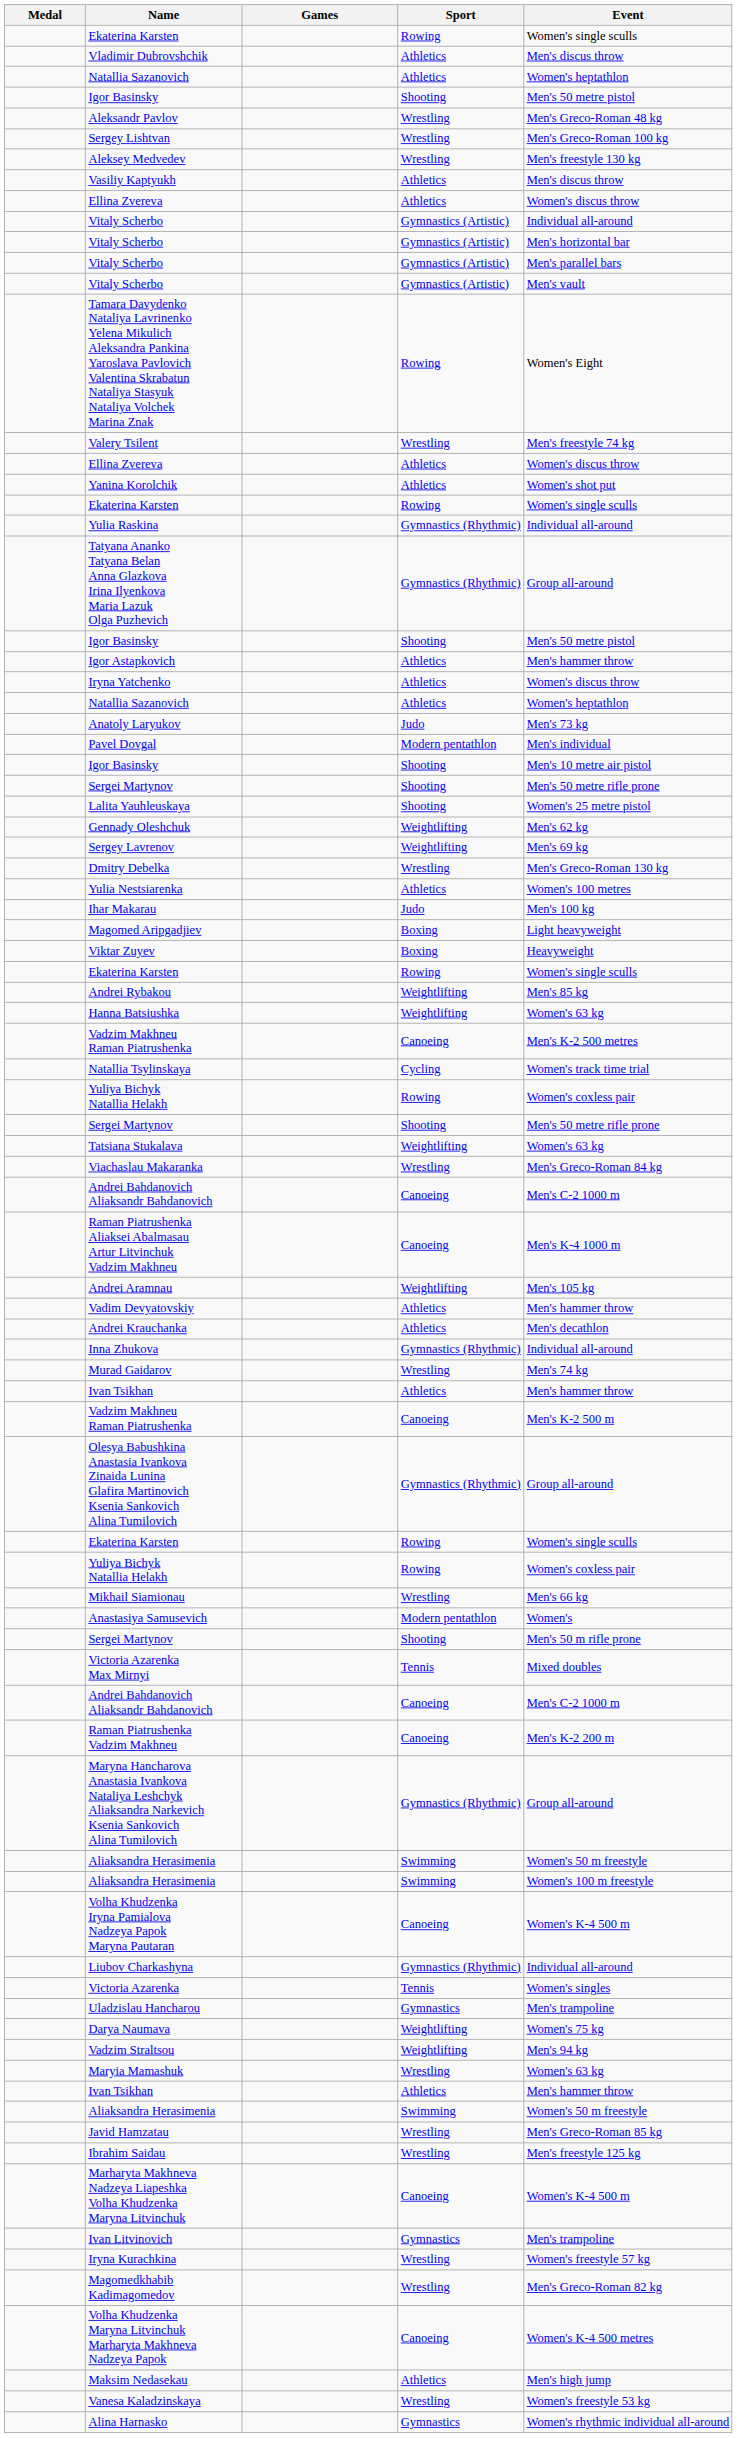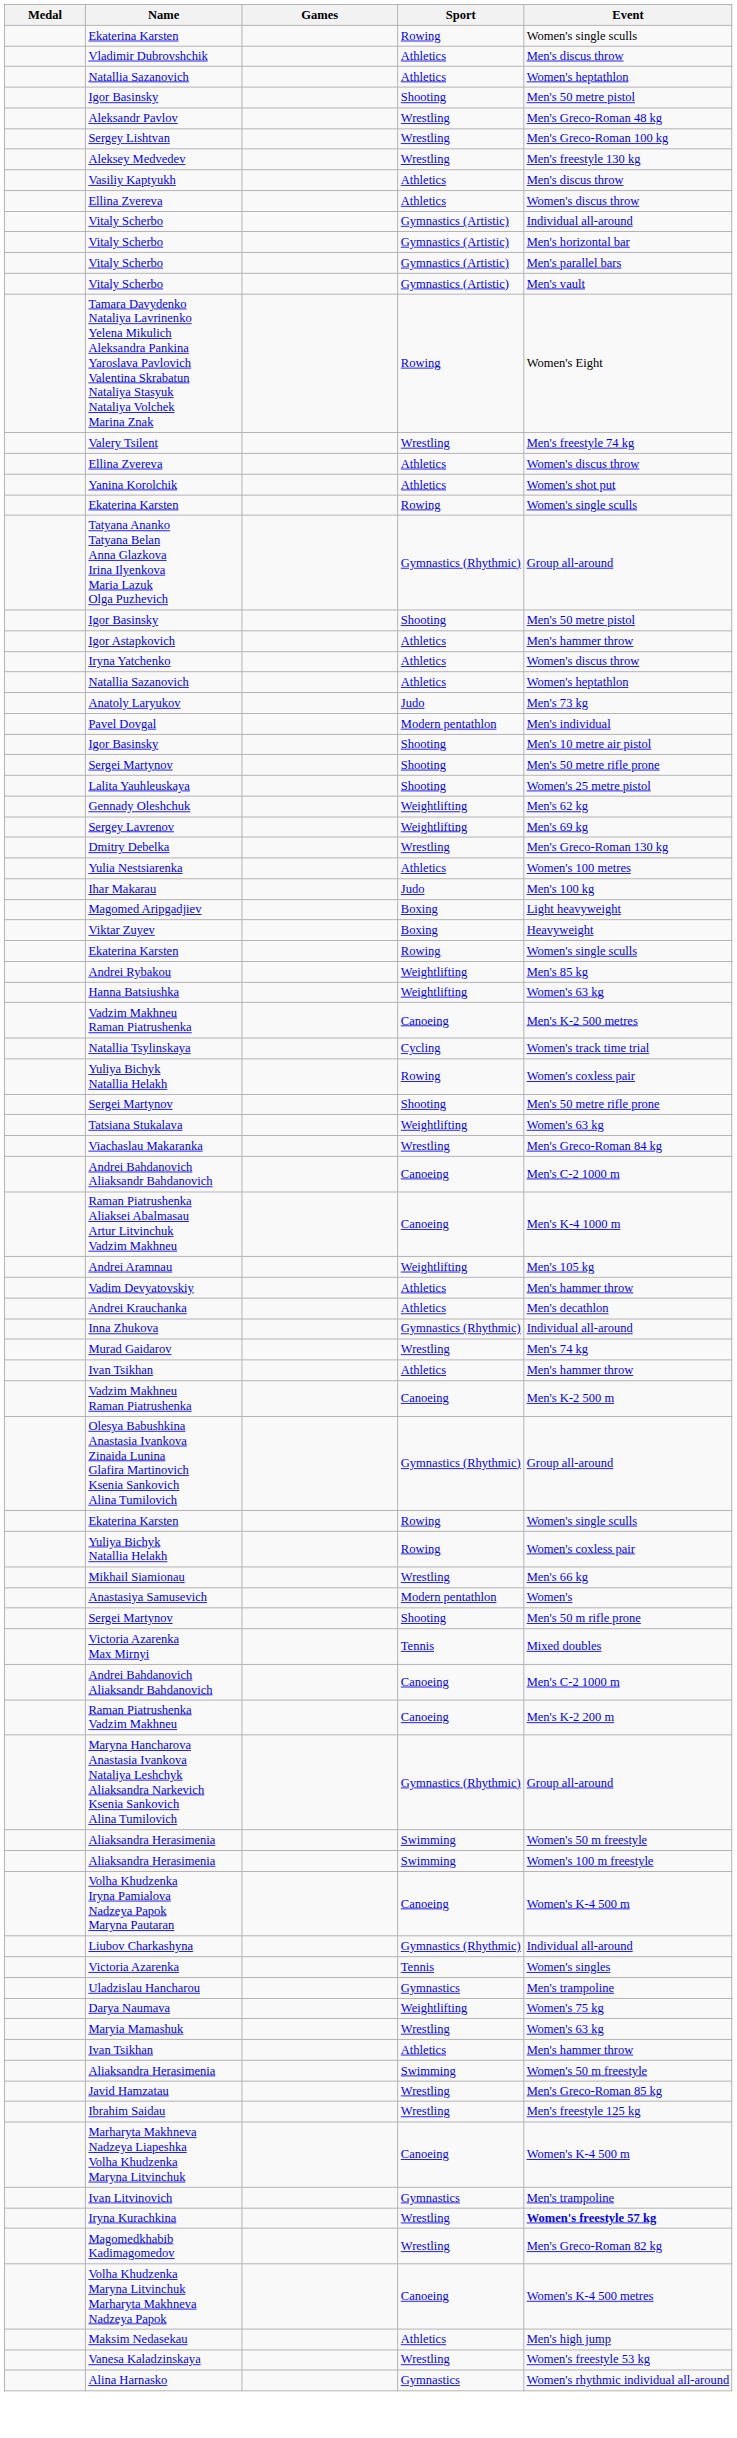- row: (123, 526)
- row: (131, 2050)
(588, 2259) normal -> (591, 2218) bold
